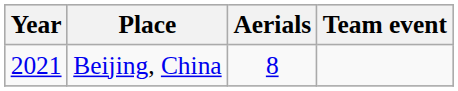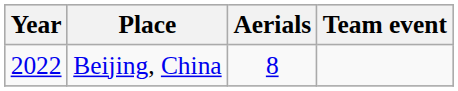(36, 65) 2021 -> (36, 65) 2022
